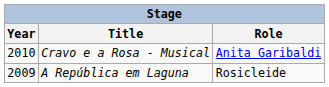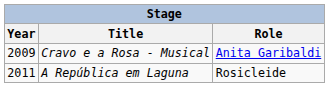(21, 53) 2010 -> (21, 53) 2009
(21, 73) 2009 -> (21, 73) 2011
